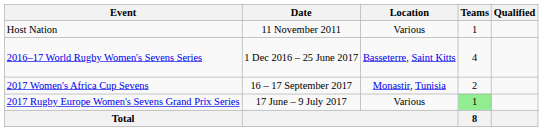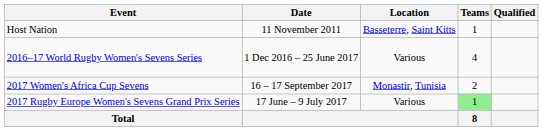(409, 29) Various -> (409, 29) Basseterre, Saint Kitts
(409, 57) Basseterre, Saint Kitts -> (409, 57) Various
